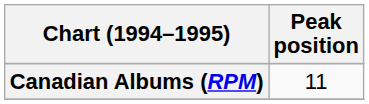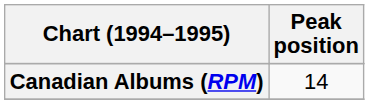(316, 81) 11 -> (316, 81) 14
